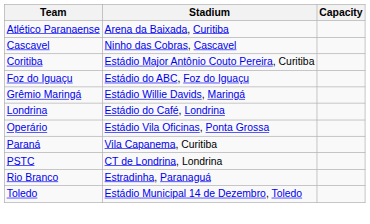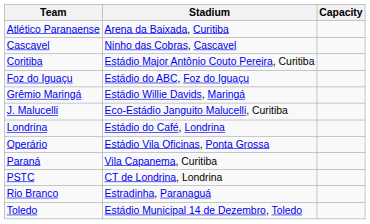+ row: (32, 111)
